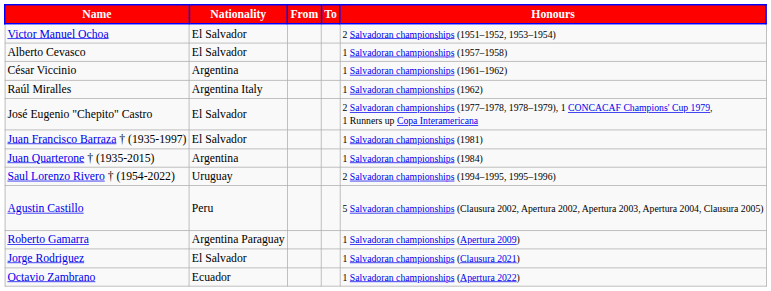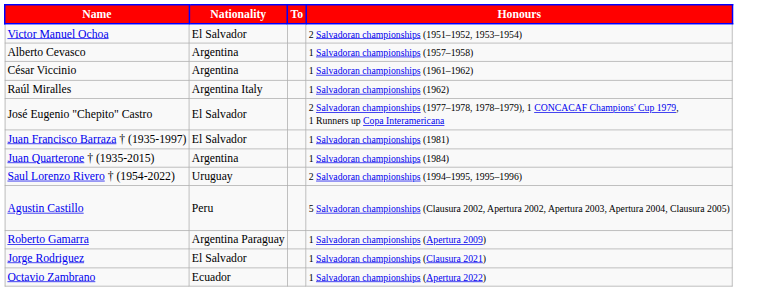- column: (304, 14)
(219, 52) El Salvador -> (215, 52) Argentina
